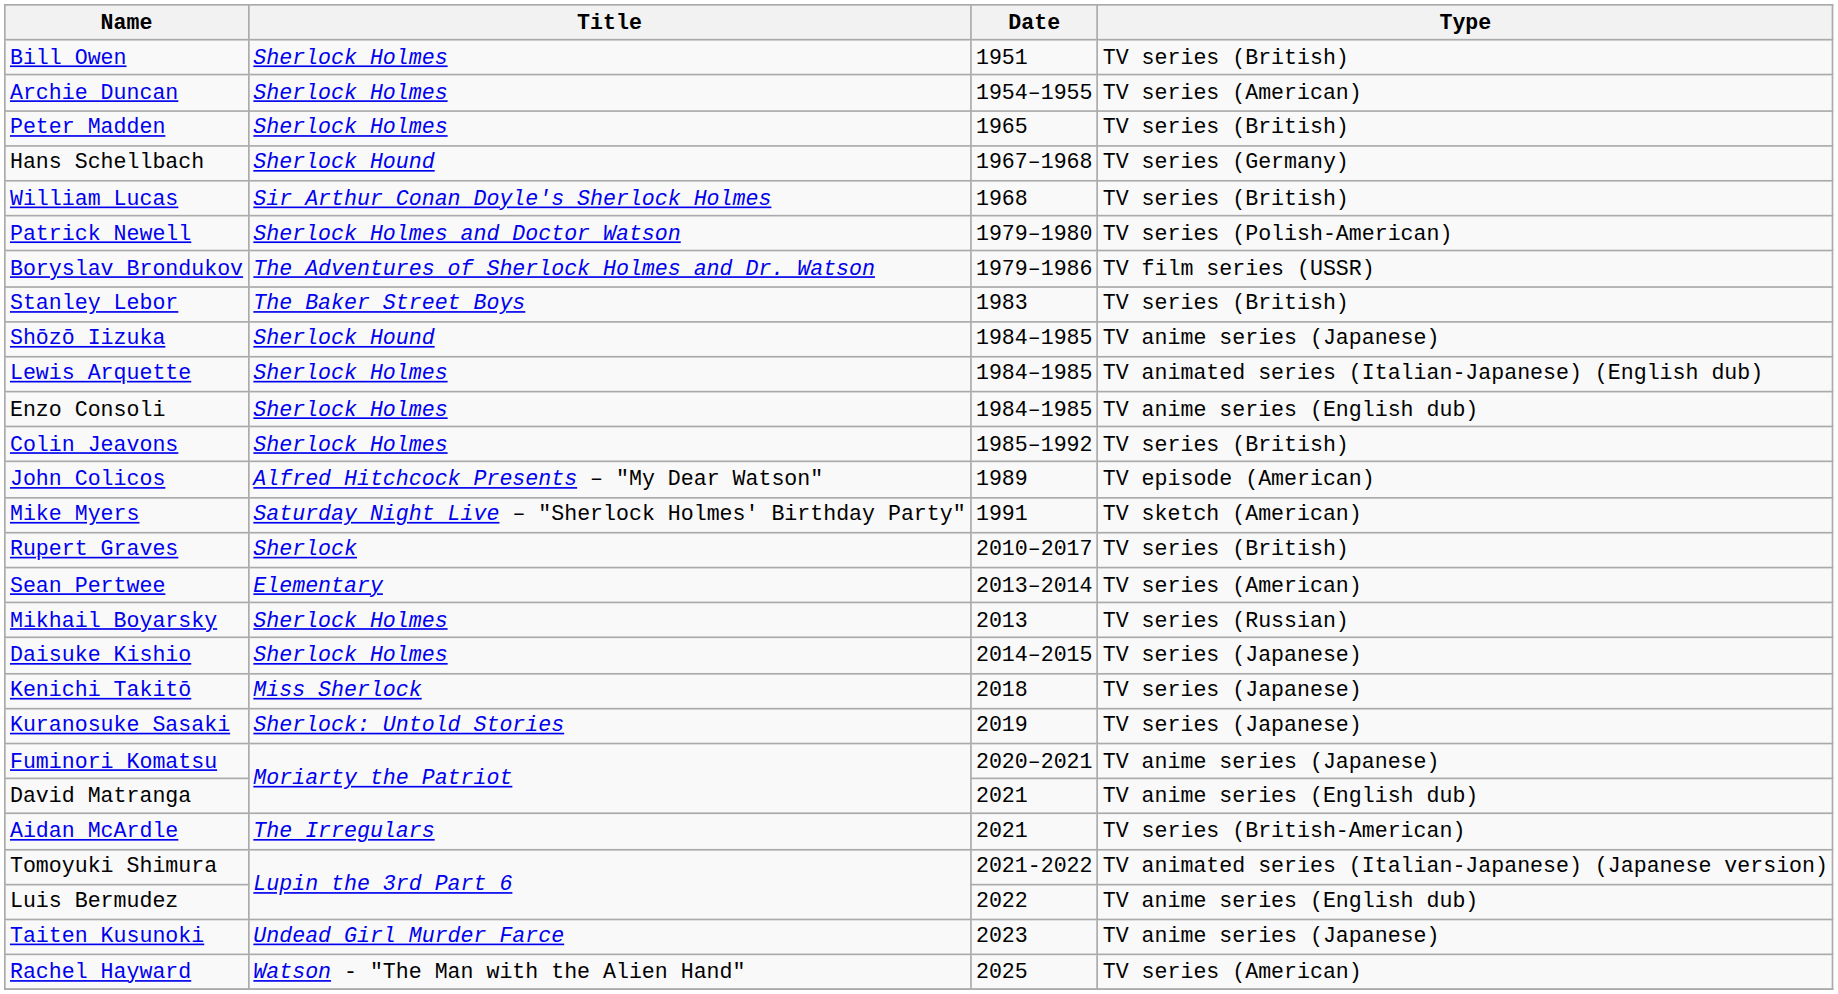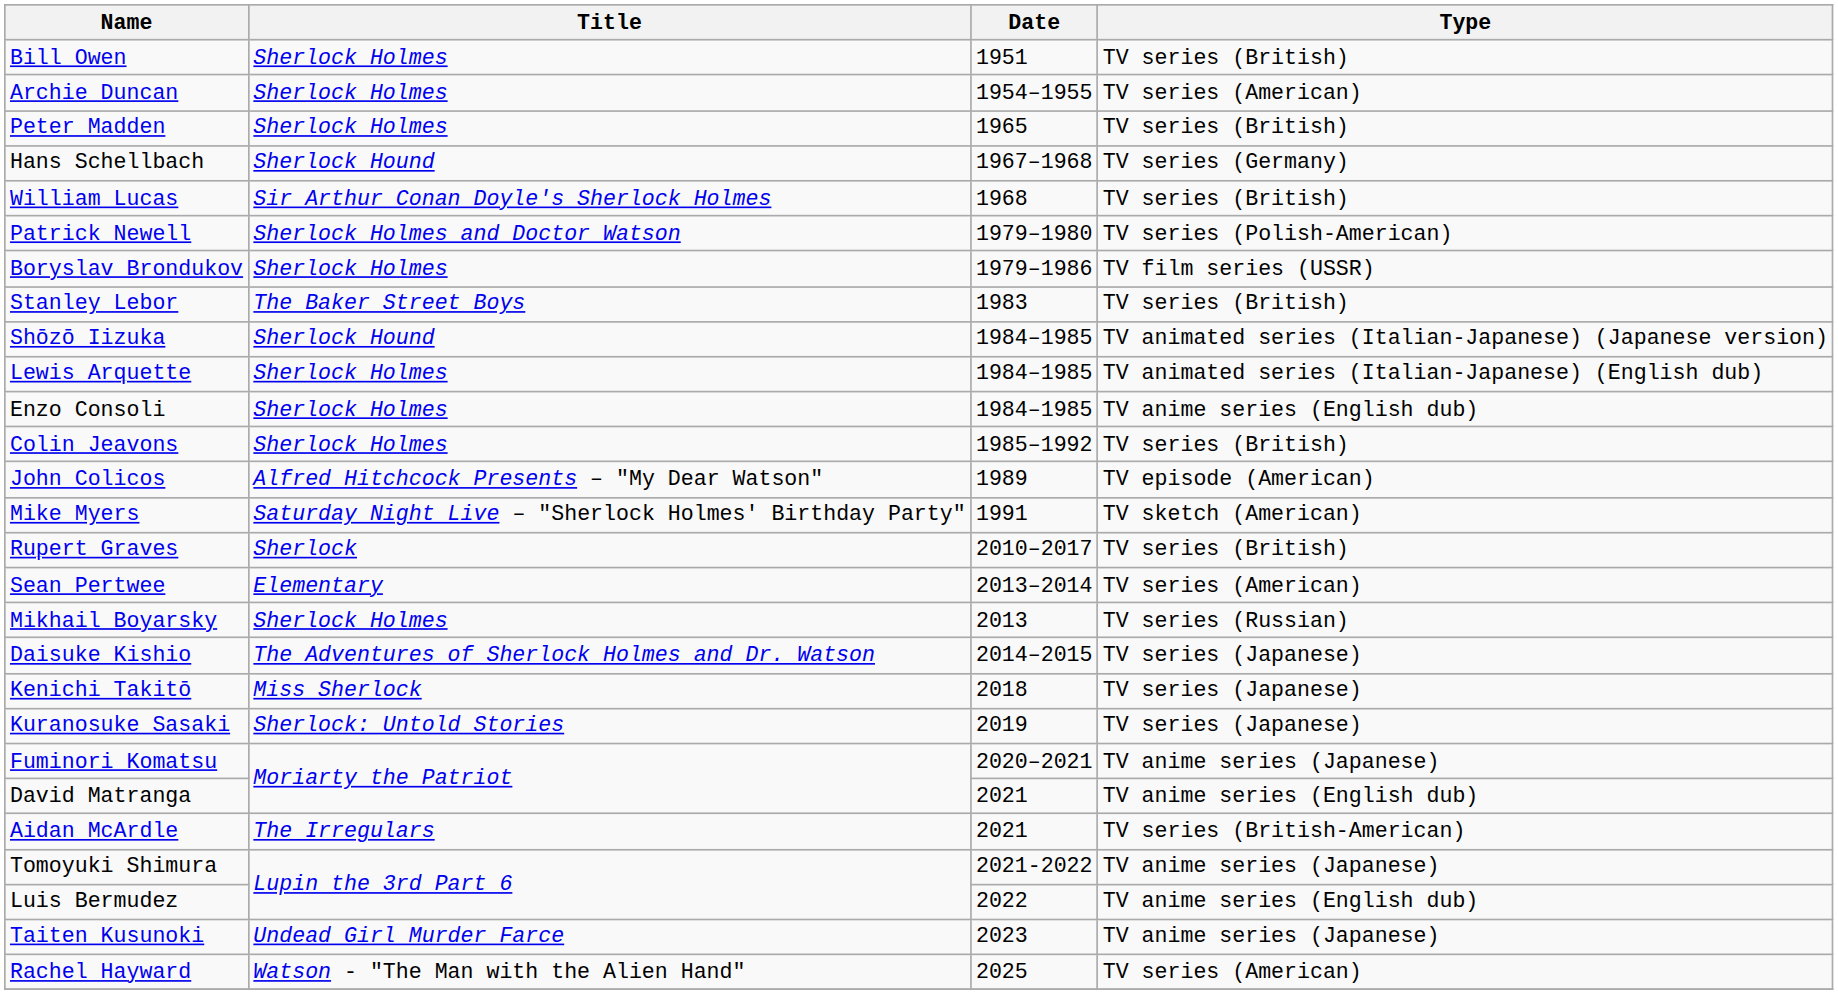(564, 269) The Adventures of Sherlock Holmes and Dr. Watson -> (350, 269) Sherlock Holmes
(1271, 339) TV anime series (Japanese) -> (1465, 339) TV animated series (Italian-Japanese) (Japanese version)
(350, 655) Sherlock Holmes -> (564, 655) The Adventures of Sherlock Holmes and Dr. Watson
(1465, 867) TV animated series (Italian-Japanese) (Japanese version) -> (1271, 867) TV anime series (Japanese)
